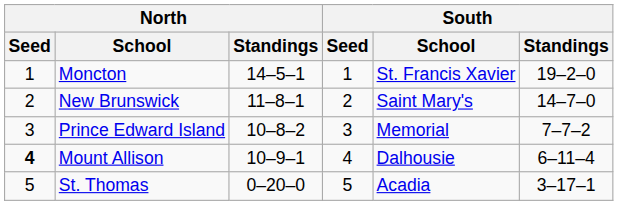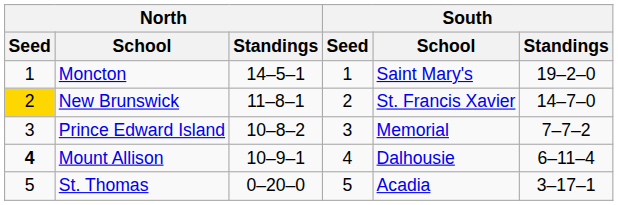(446, 74) St. Francis Xavier -> (425, 74) Saint Mary's
(30, 102) no background -> (30, 102) gold background
(425, 102) Saint Mary's -> (446, 102) St. Francis Xavier
